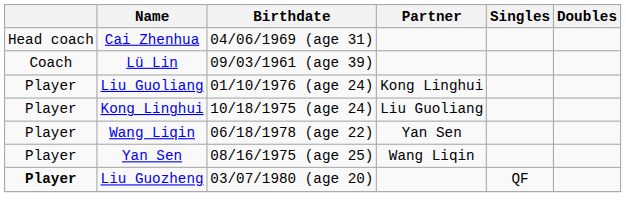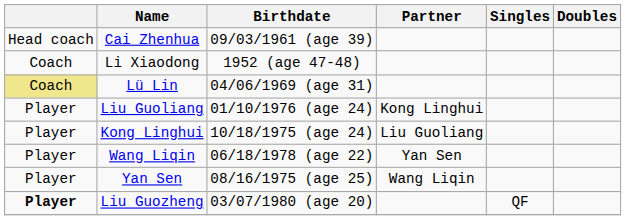(292, 40) 04/06/1969 (age 31) -> (292, 40) 09/03/1961 (age 39)
+ row: (152, 63)
(51, 63) no background -> (51, 86) khaki background
(292, 63) 09/03/1961 (age 39) -> (292, 86) 04/06/1969 (age 31)
